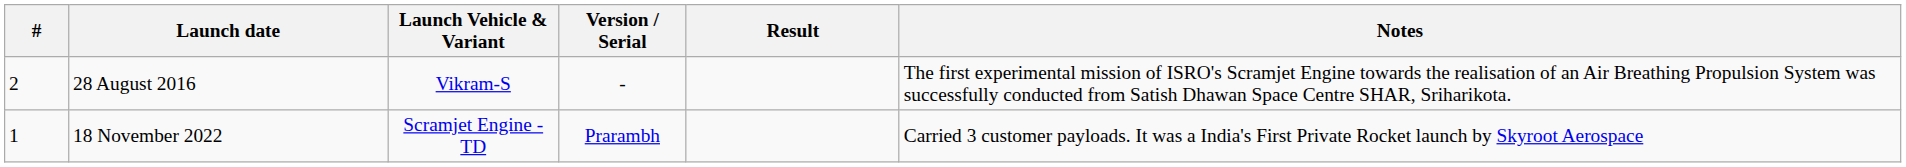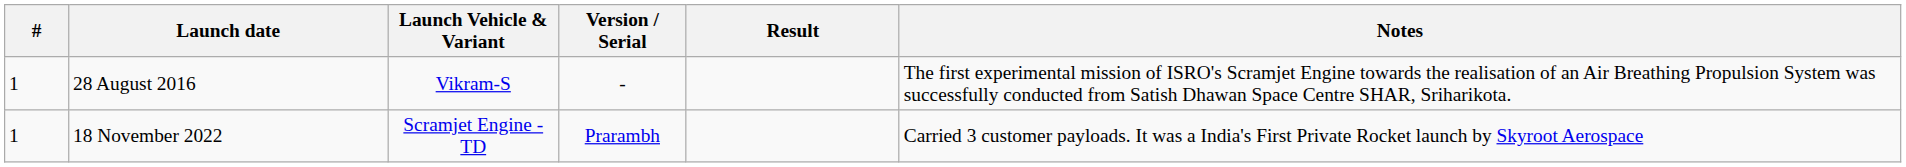(14, 83) 2 -> (14, 83) 1
